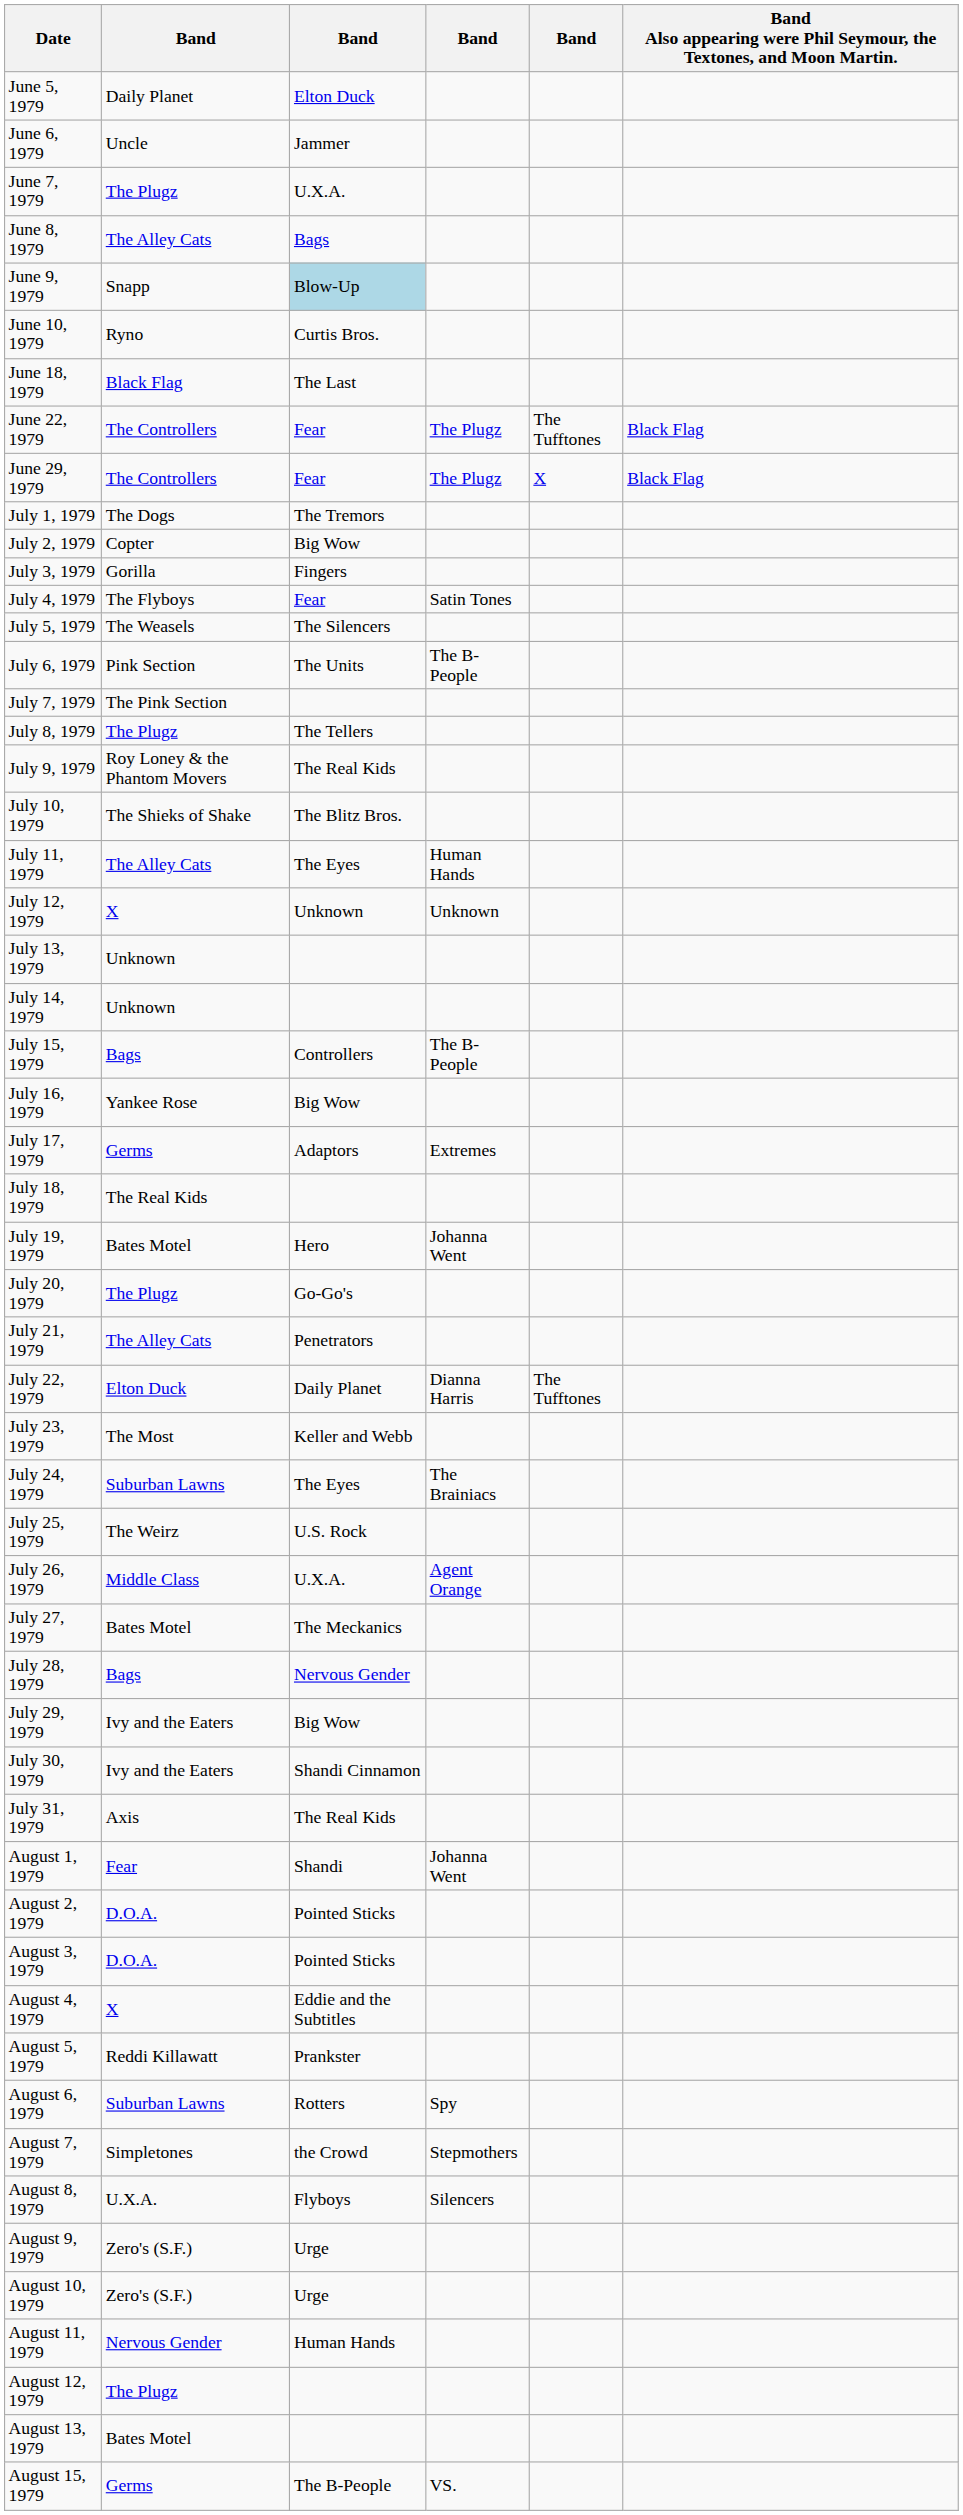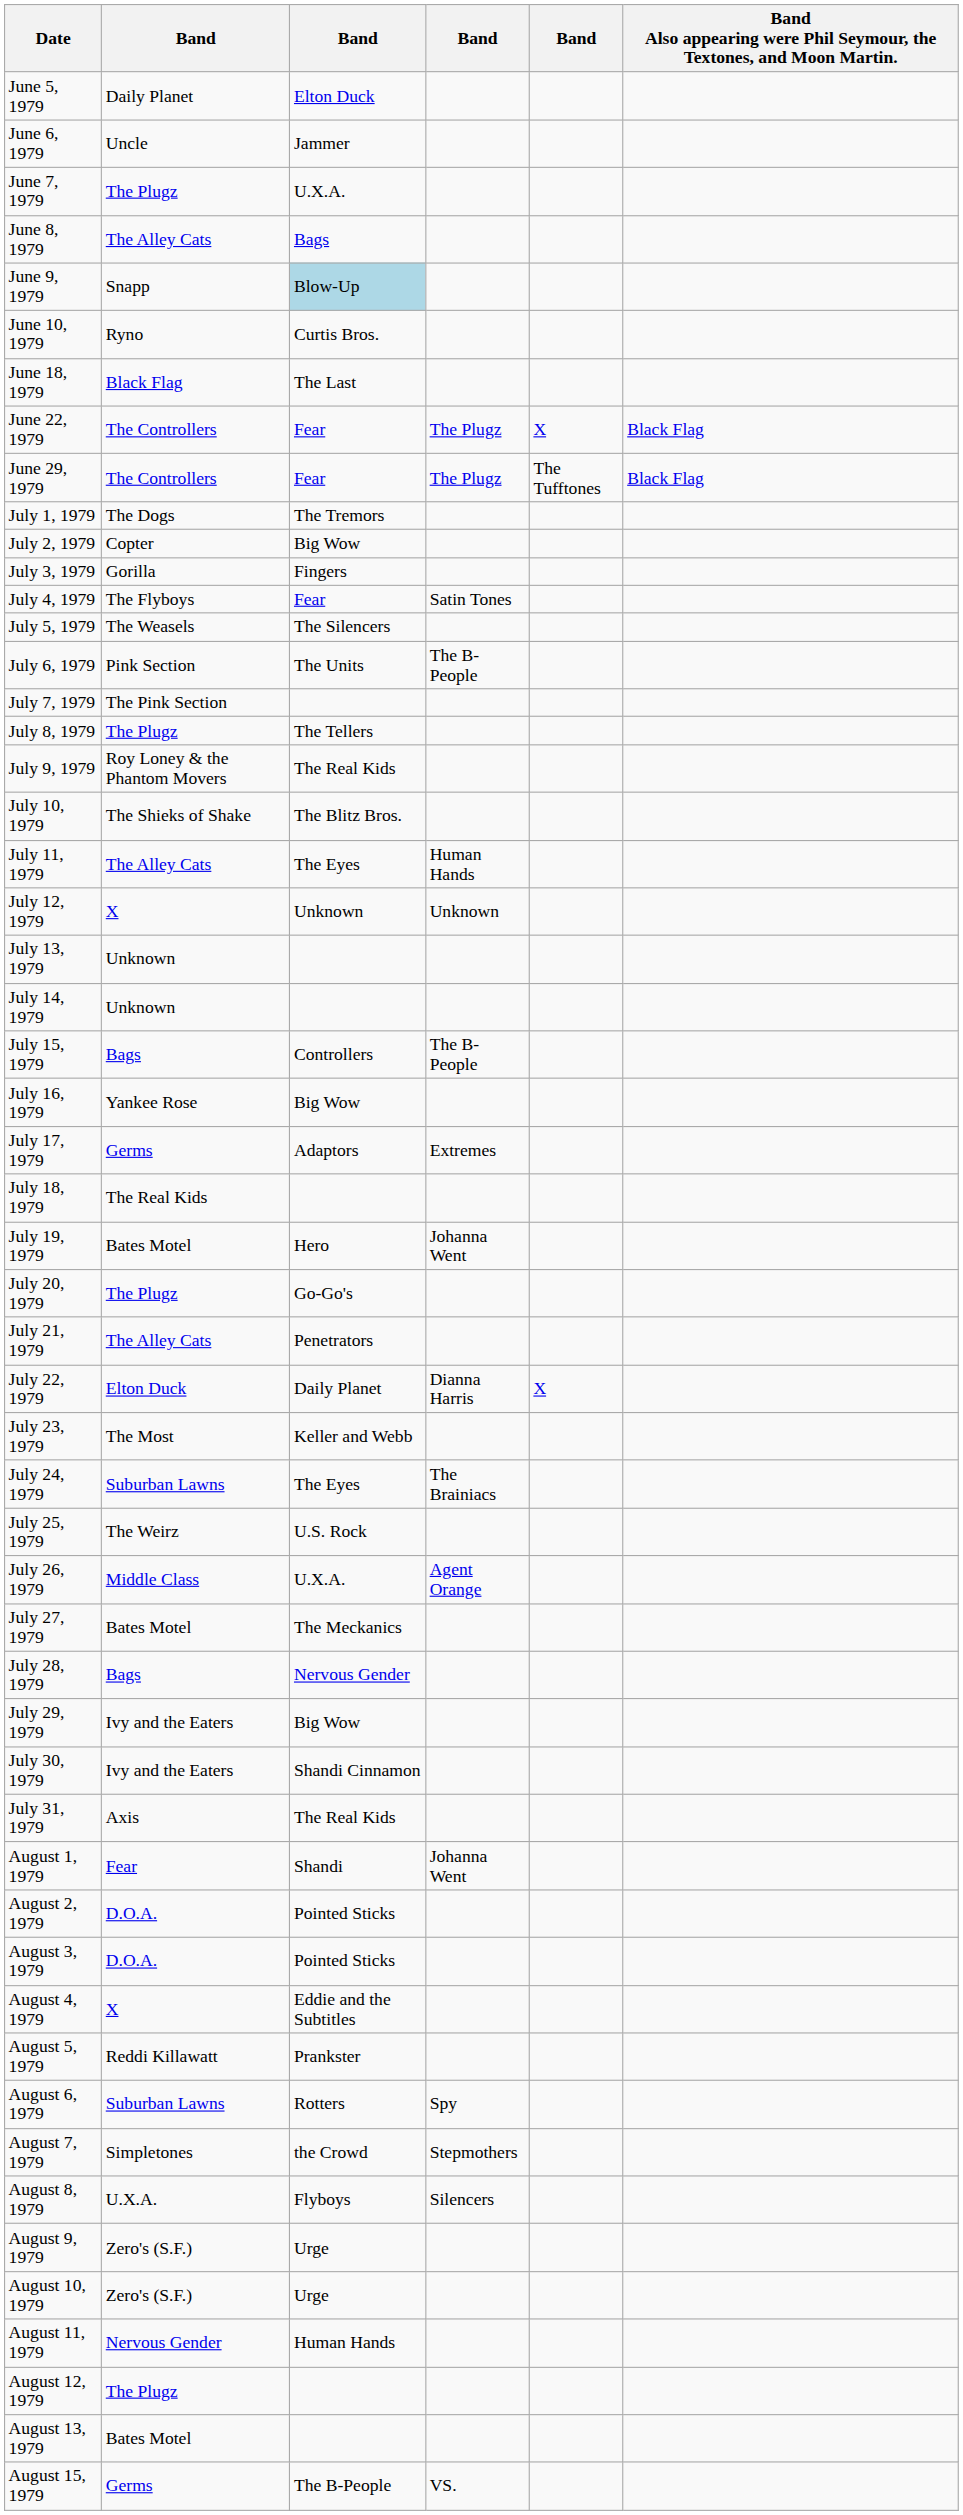(567, 429) The Tufftones -> (540, 429) X
(540, 477) X -> (567, 477) The Tufftones
(567, 1388) The Tufftones -> (540, 1388) X
